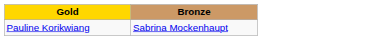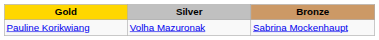+ column: (189, 12)
